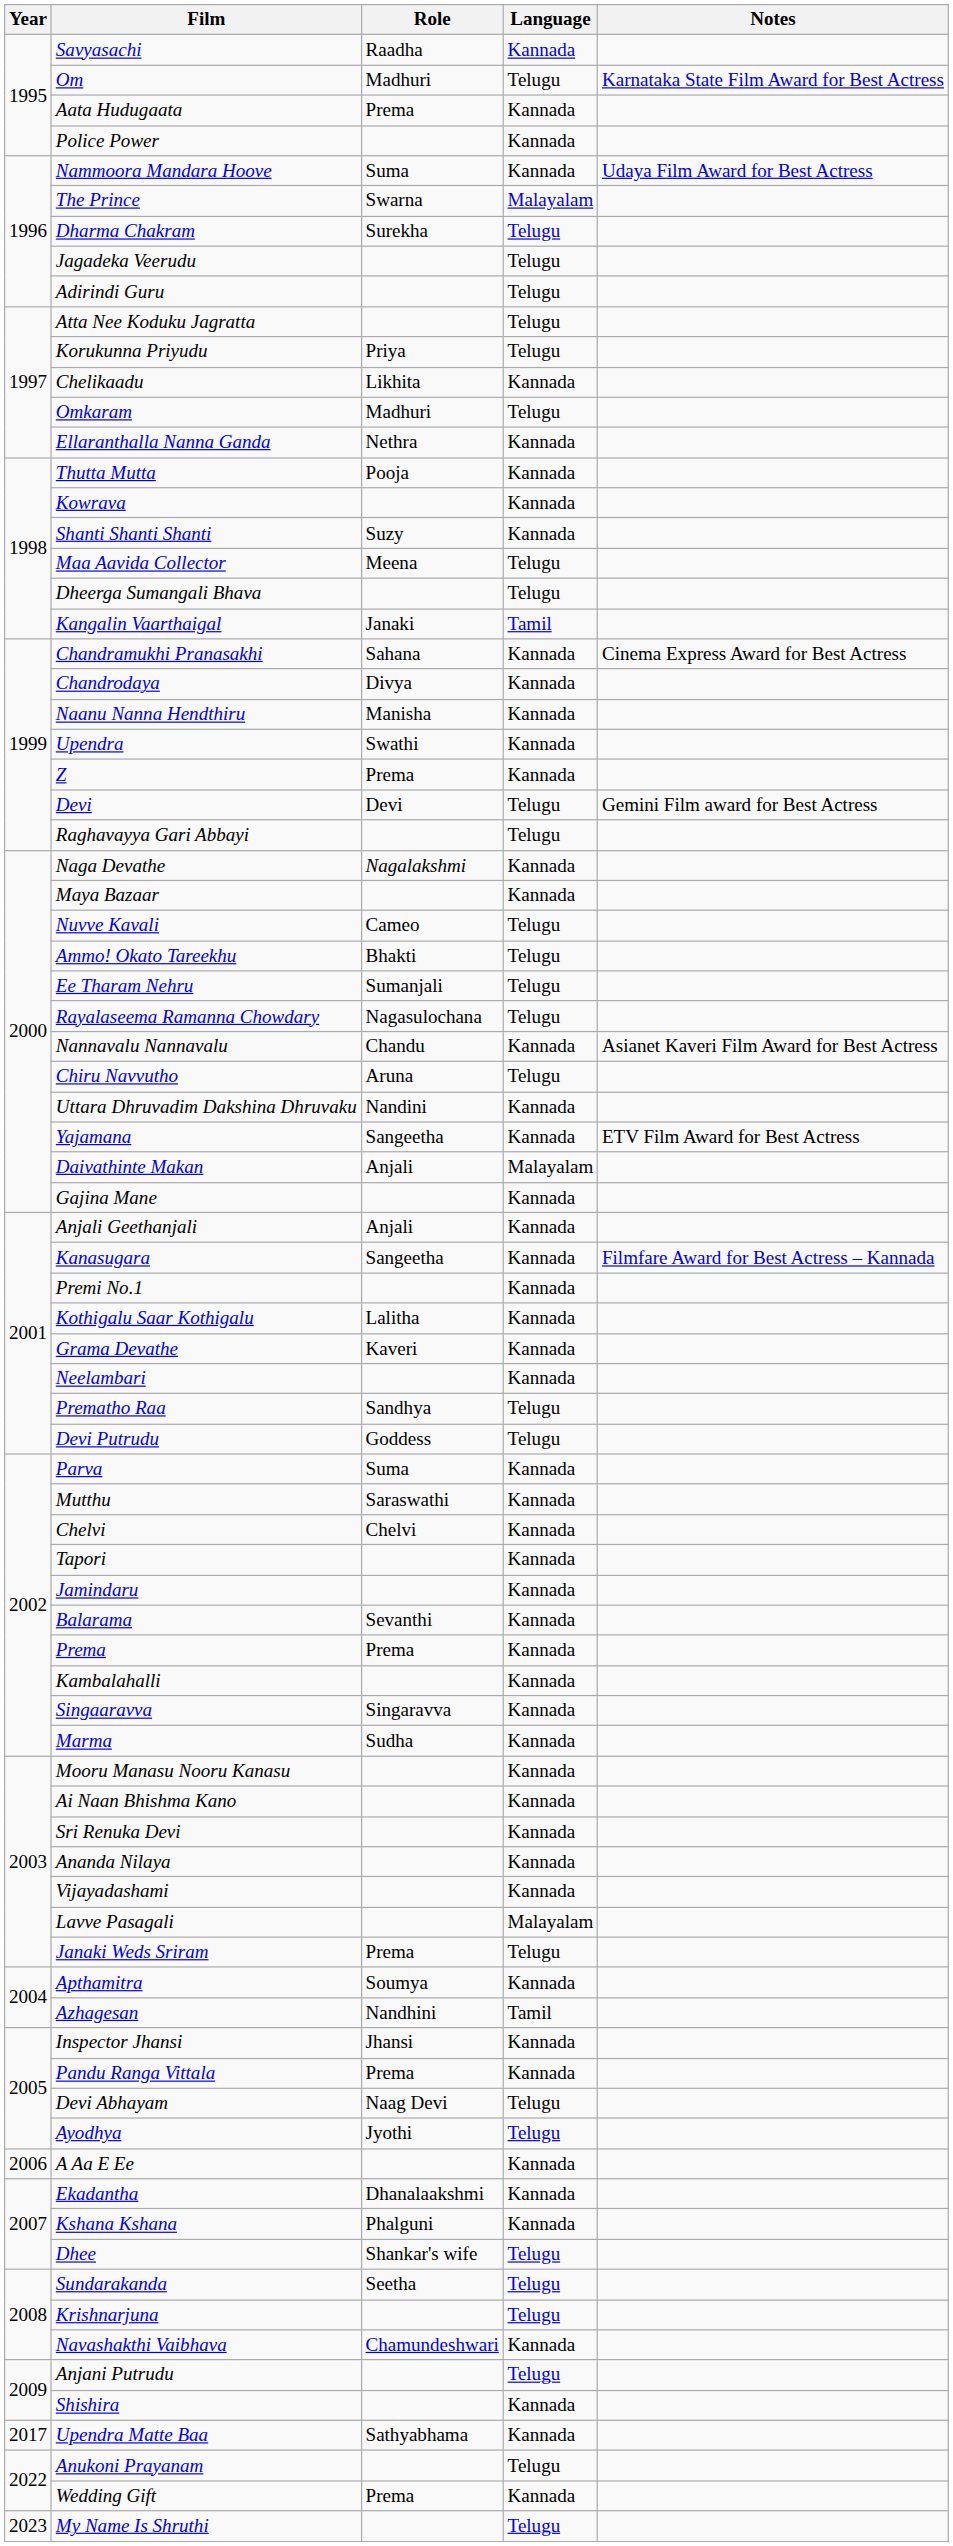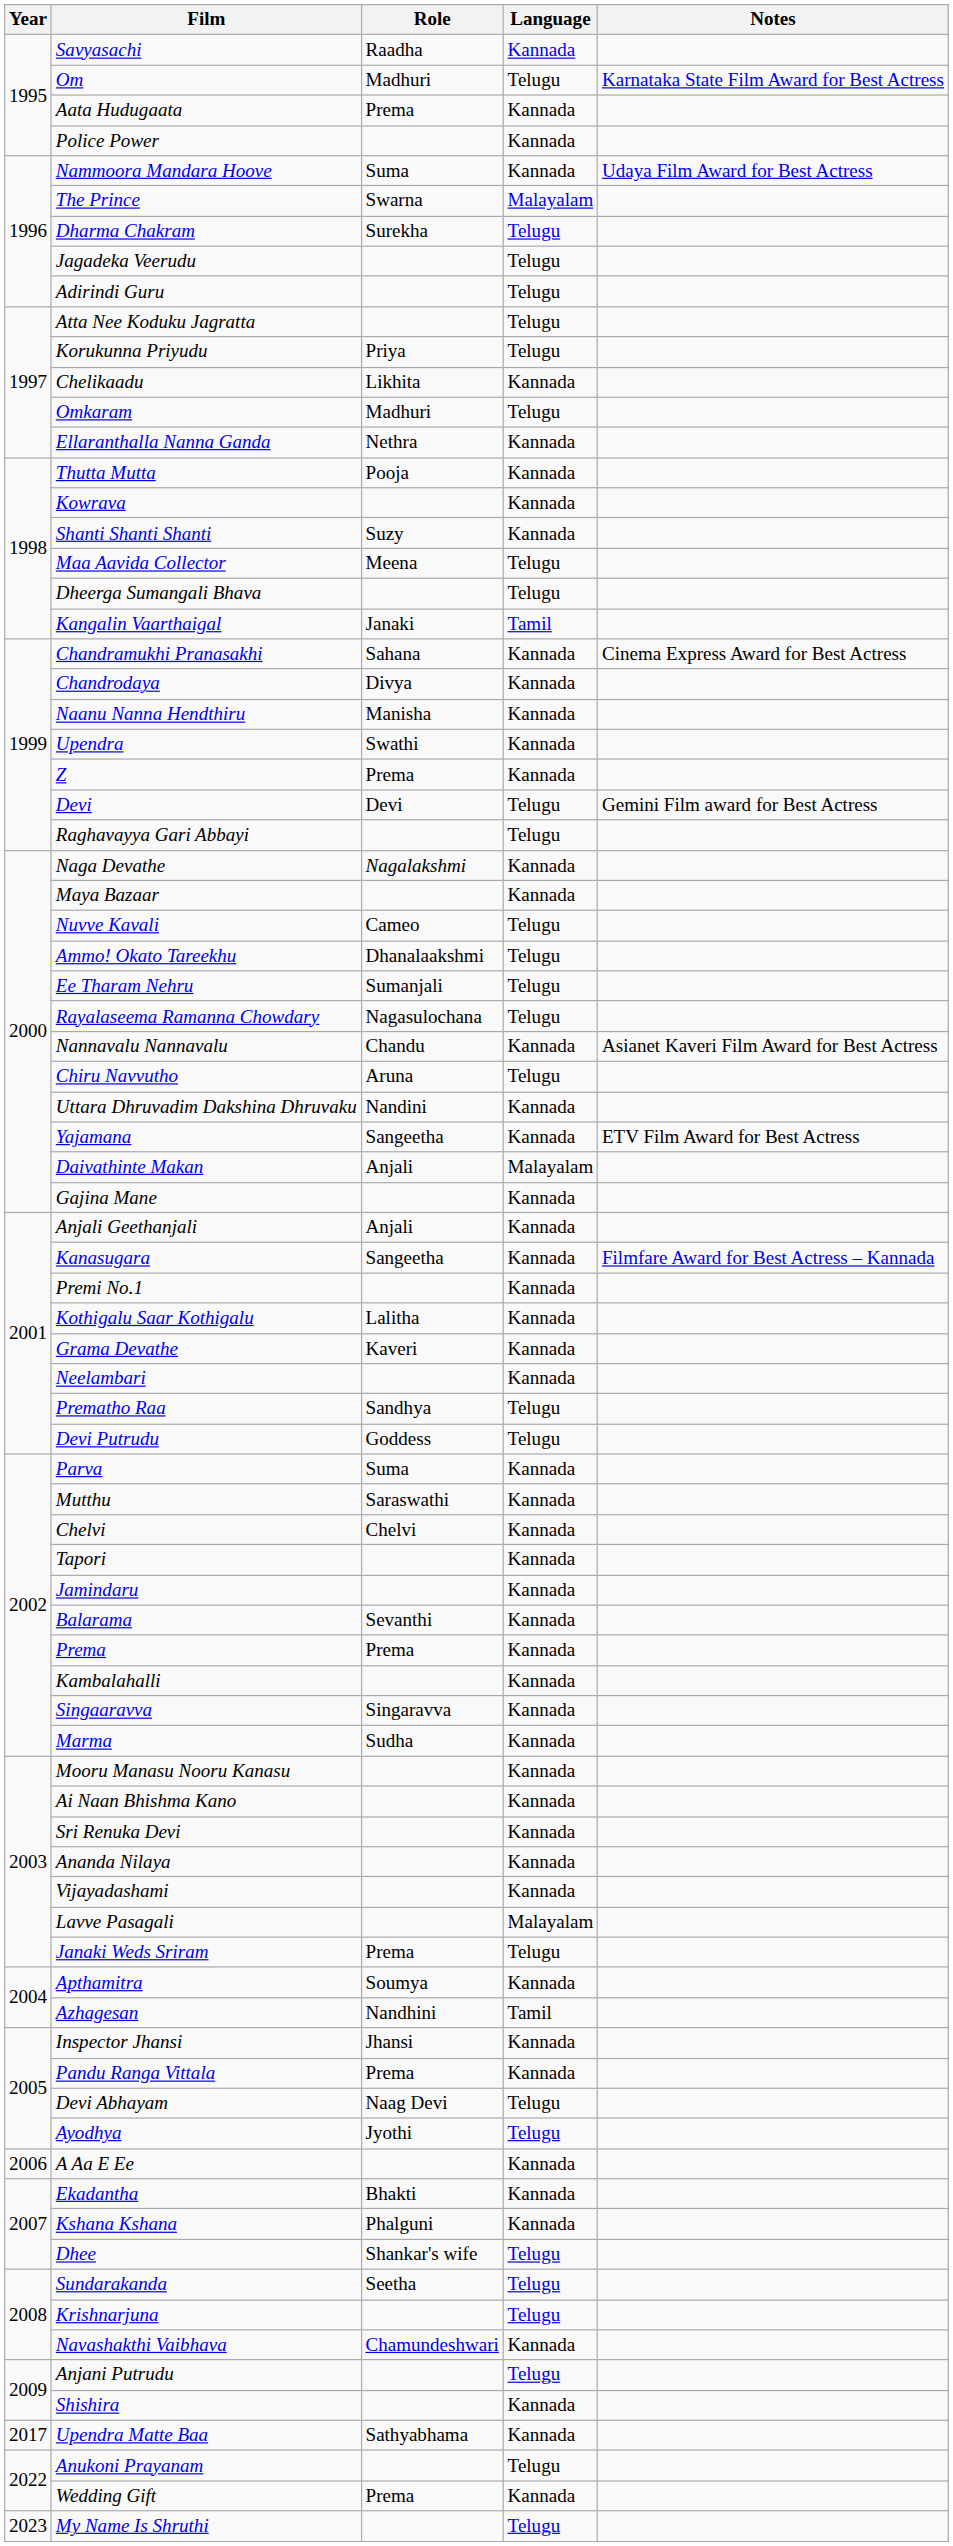(391, 955) Bhakti -> (425, 955) Dhanalaakshmi
(425, 2193) Dhanalaakshmi -> (391, 2193) Bhakti
